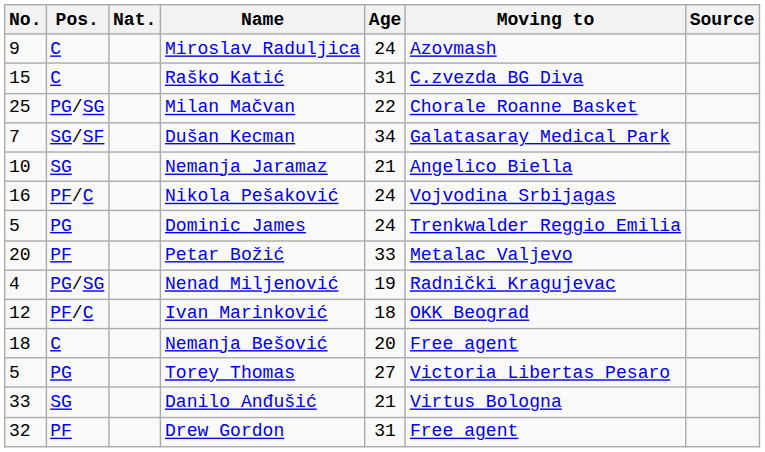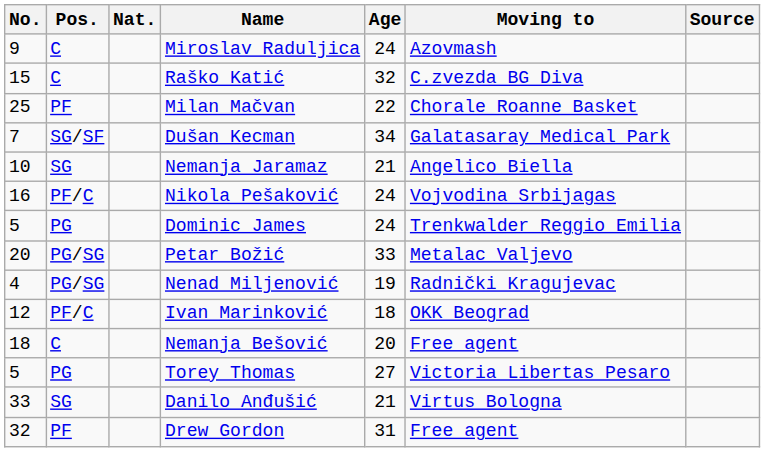(385, 78) 31 -> (385, 78) 32
(77, 108) PG/SG -> (61, 108) PF
(61, 255) PF -> (77, 255) PG/SG
